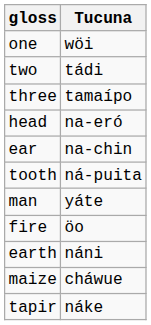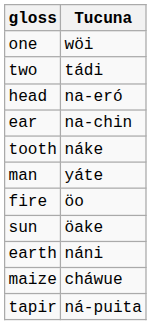- row: (33, 97)
(103, 175) ná-puita -> (84, 149) náke
+ row: (23, 228)
(84, 307) náke -> (103, 307) ná-puita
